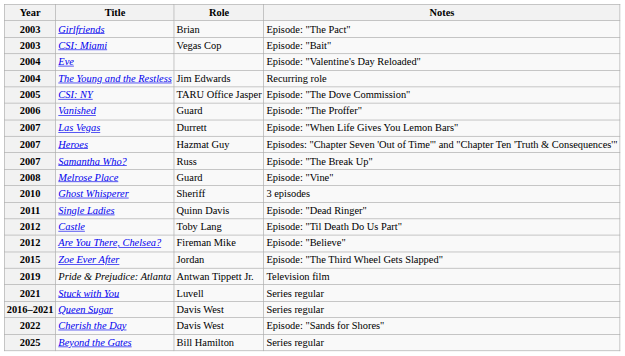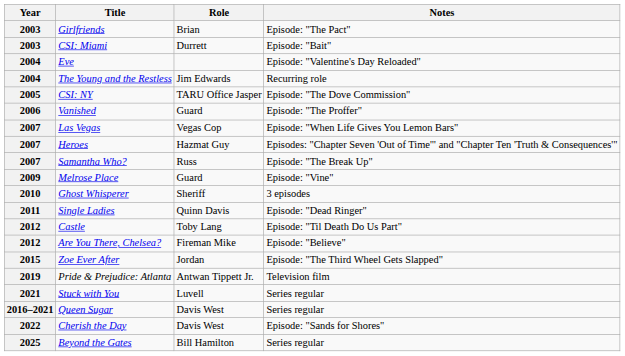(199, 45) Vegas Cop -> (192, 45) Durrett
(192, 128) Durrett -> (199, 128) Vegas Cop
(30, 177) 2008 -> (30, 177) 2009
